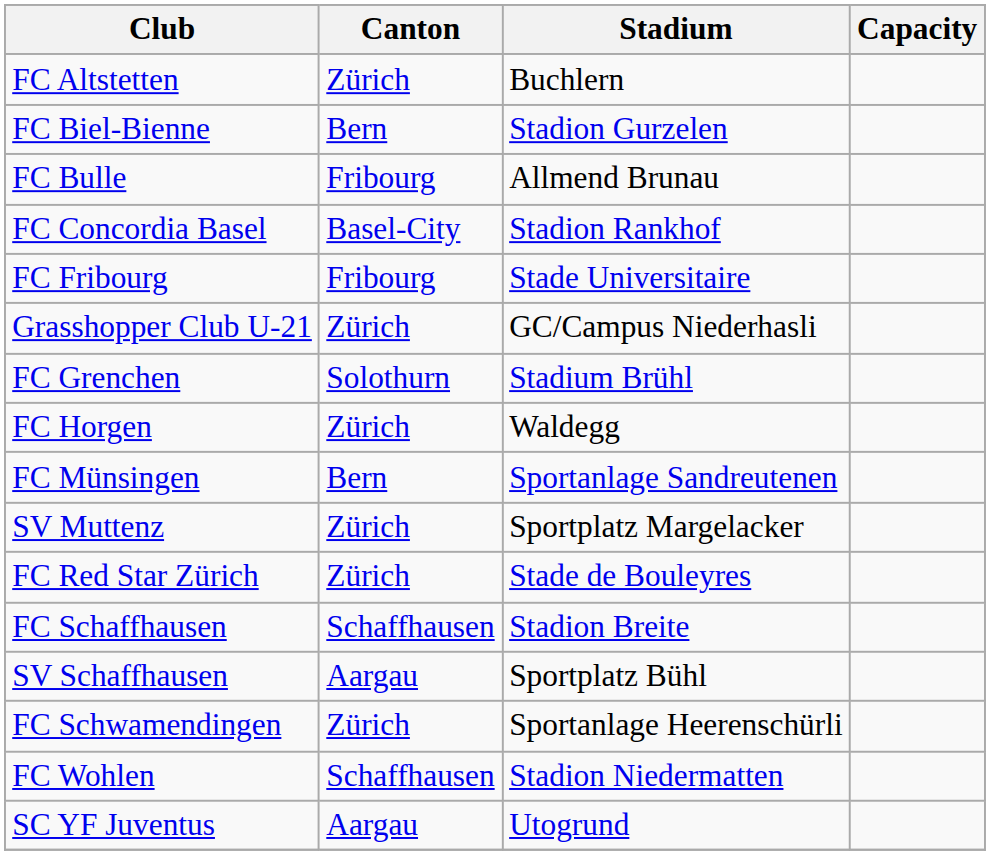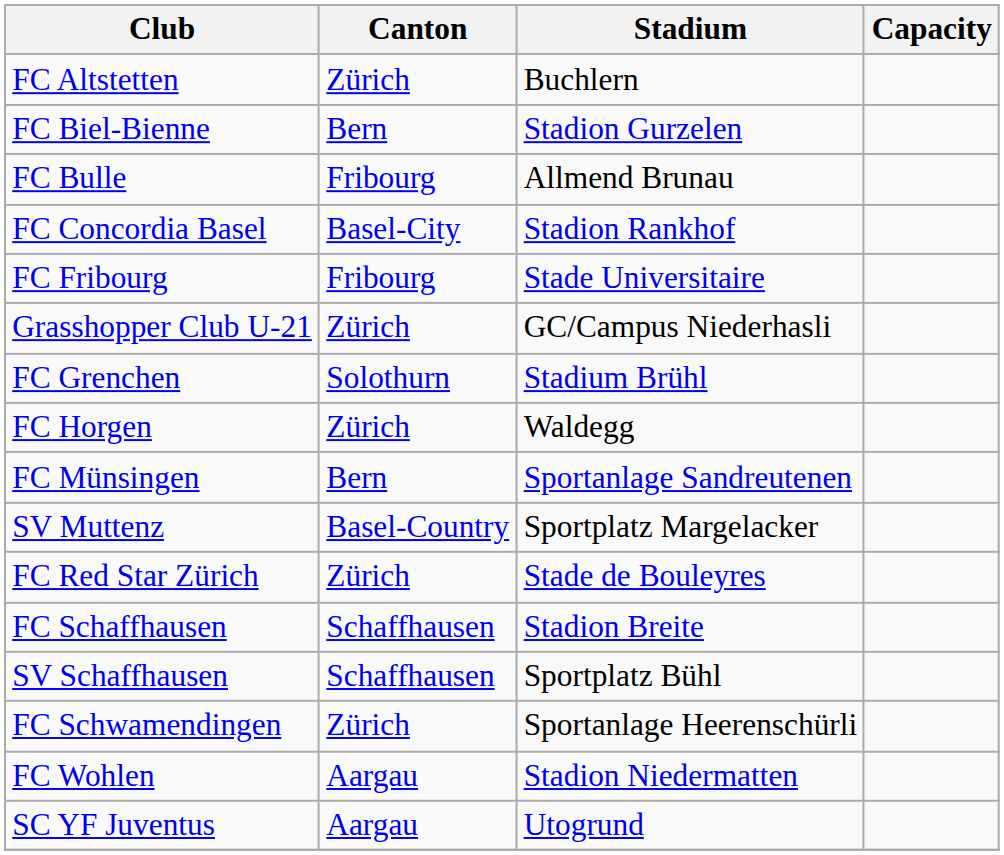(368, 526) Zürich -> (418, 526) Basel-Country
(372, 675) Aargau -> (410, 675) Schaffhausen
(410, 775) Schaffhausen -> (372, 775) Aargau
